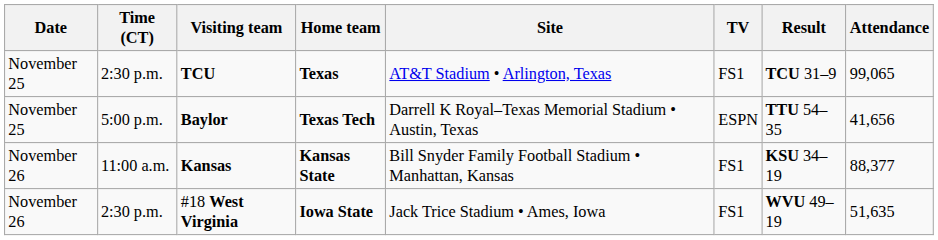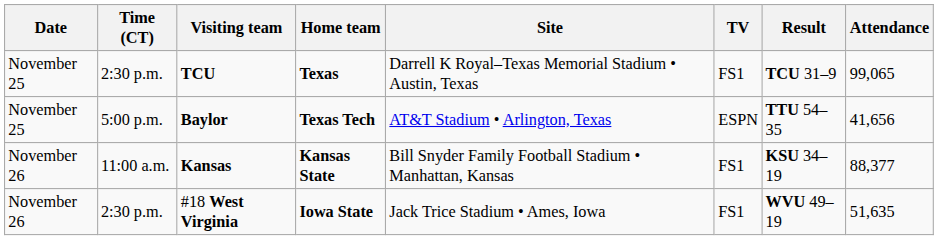(500, 73) AT&T Stadium • Arlington, Texas -> (533, 73) Darrell K Royal–Texas Memorial Stadium • Austin, Texas
(533, 119) Darrell K Royal–Texas Memorial Stadium • Austin, Texas -> (500, 119) AT&T Stadium • Arlington, Texas
